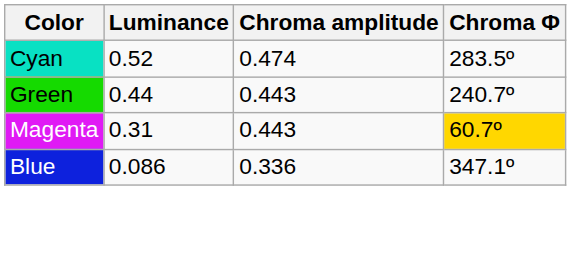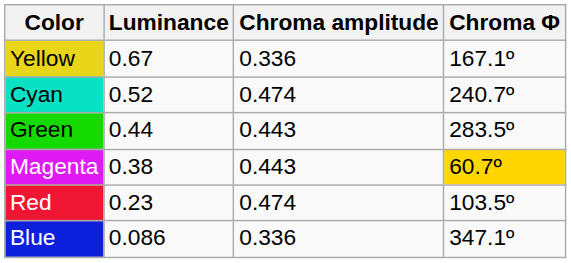+ row: (42, 58)
(482, 58) 283.5º -> (482, 94) 240.7º
(482, 94) 240.7º -> (482, 130) 283.5º
(131, 130) 0.31 -> (131, 166) 0.38
+ row: (31, 202)
